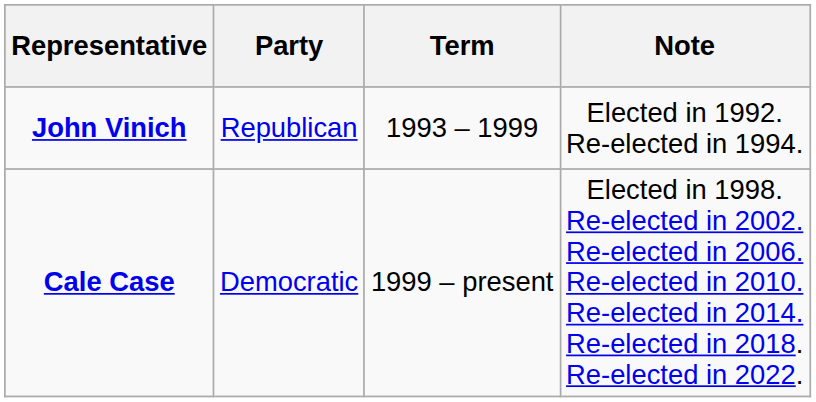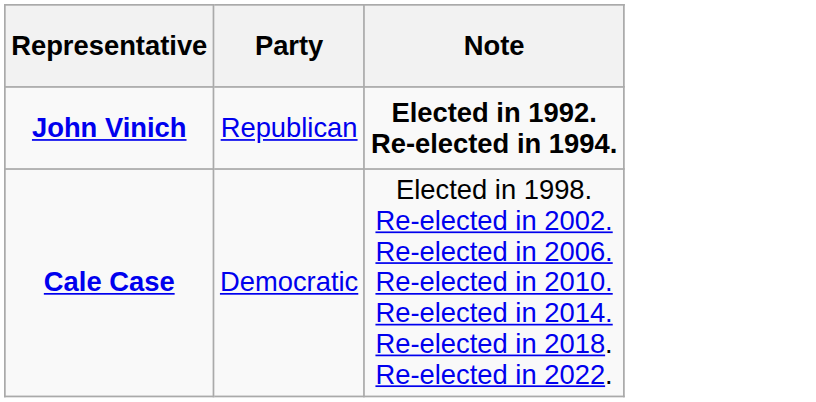- column: (462, 45)
(685, 127) normal -> (494, 127) bold
